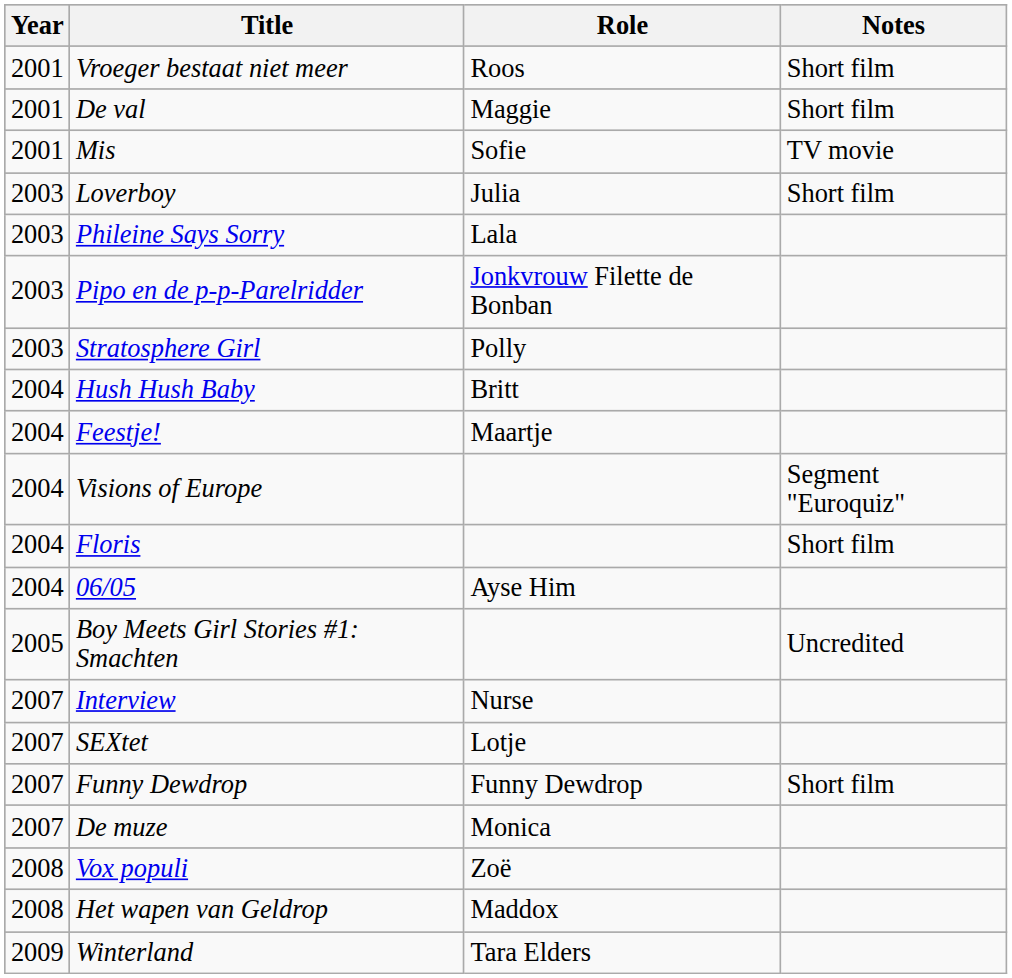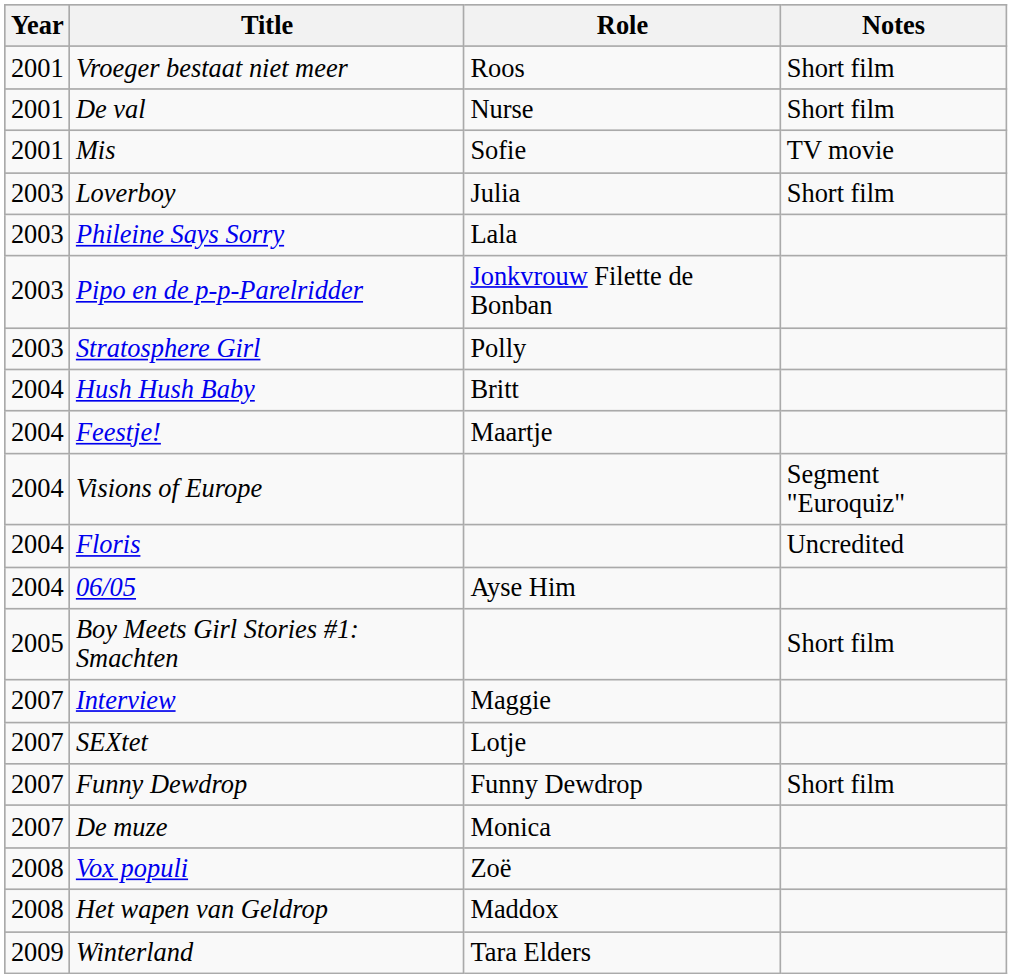(511, 109) Maggie -> (502, 109) Nurse
(841, 545) Short film -> (845, 545) Uncredited
(845, 643) Uncredited -> (841, 643) Short film
(502, 700) Nurse -> (511, 700) Maggie
